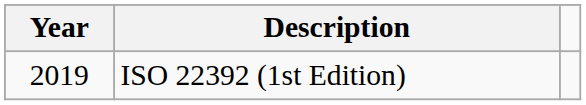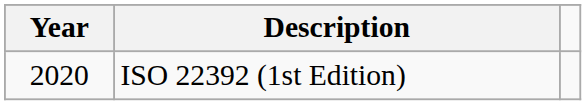(59, 74) 2019 -> (59, 74) 2020
